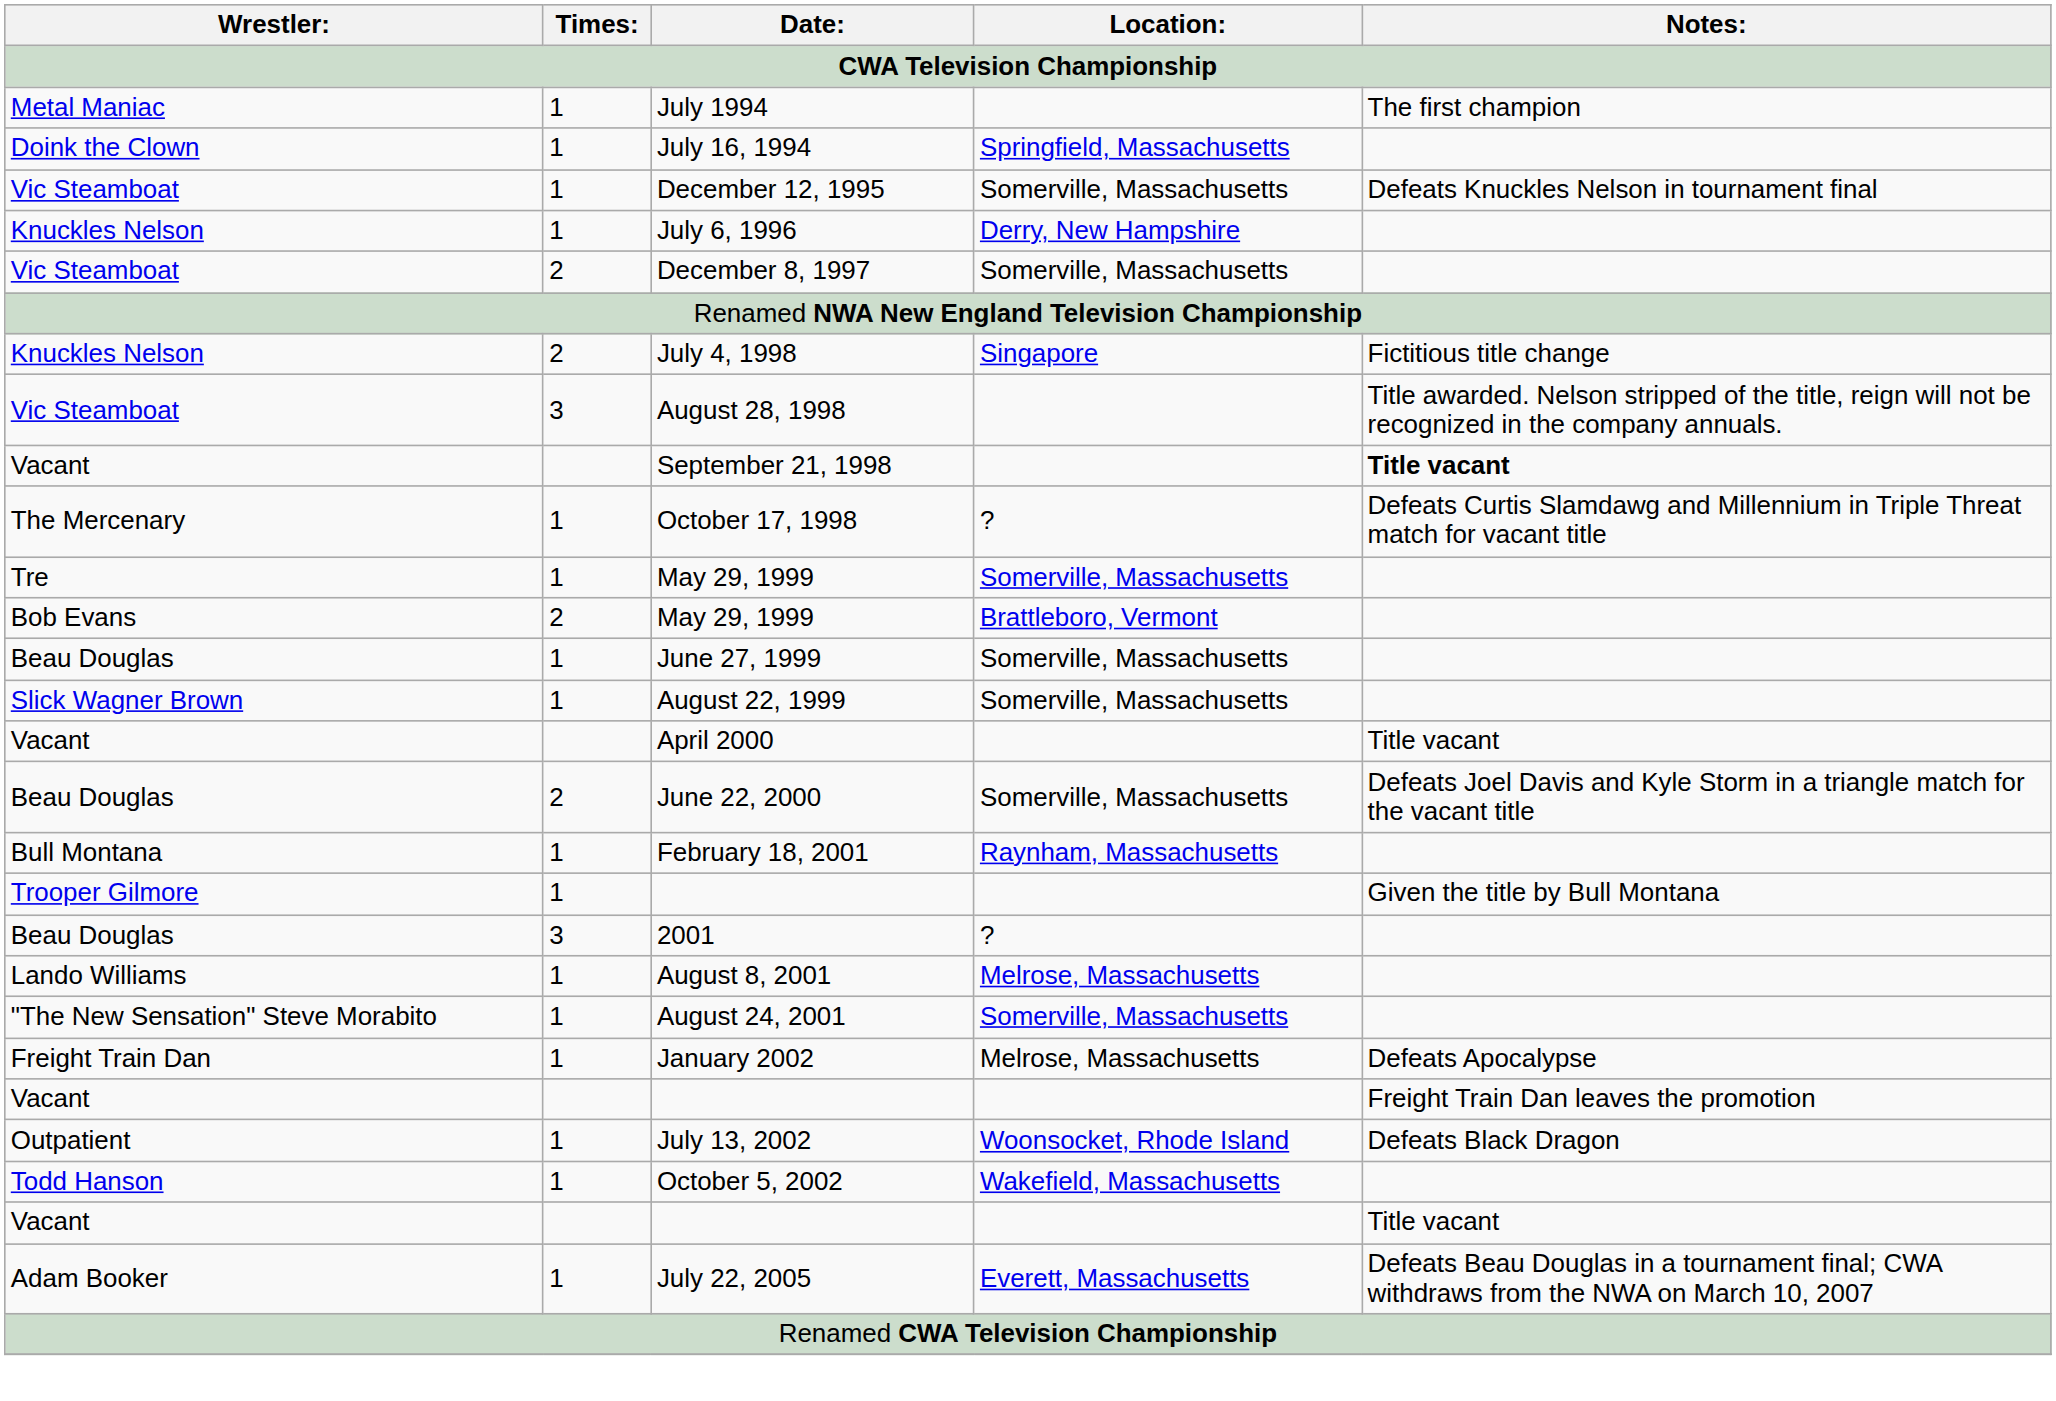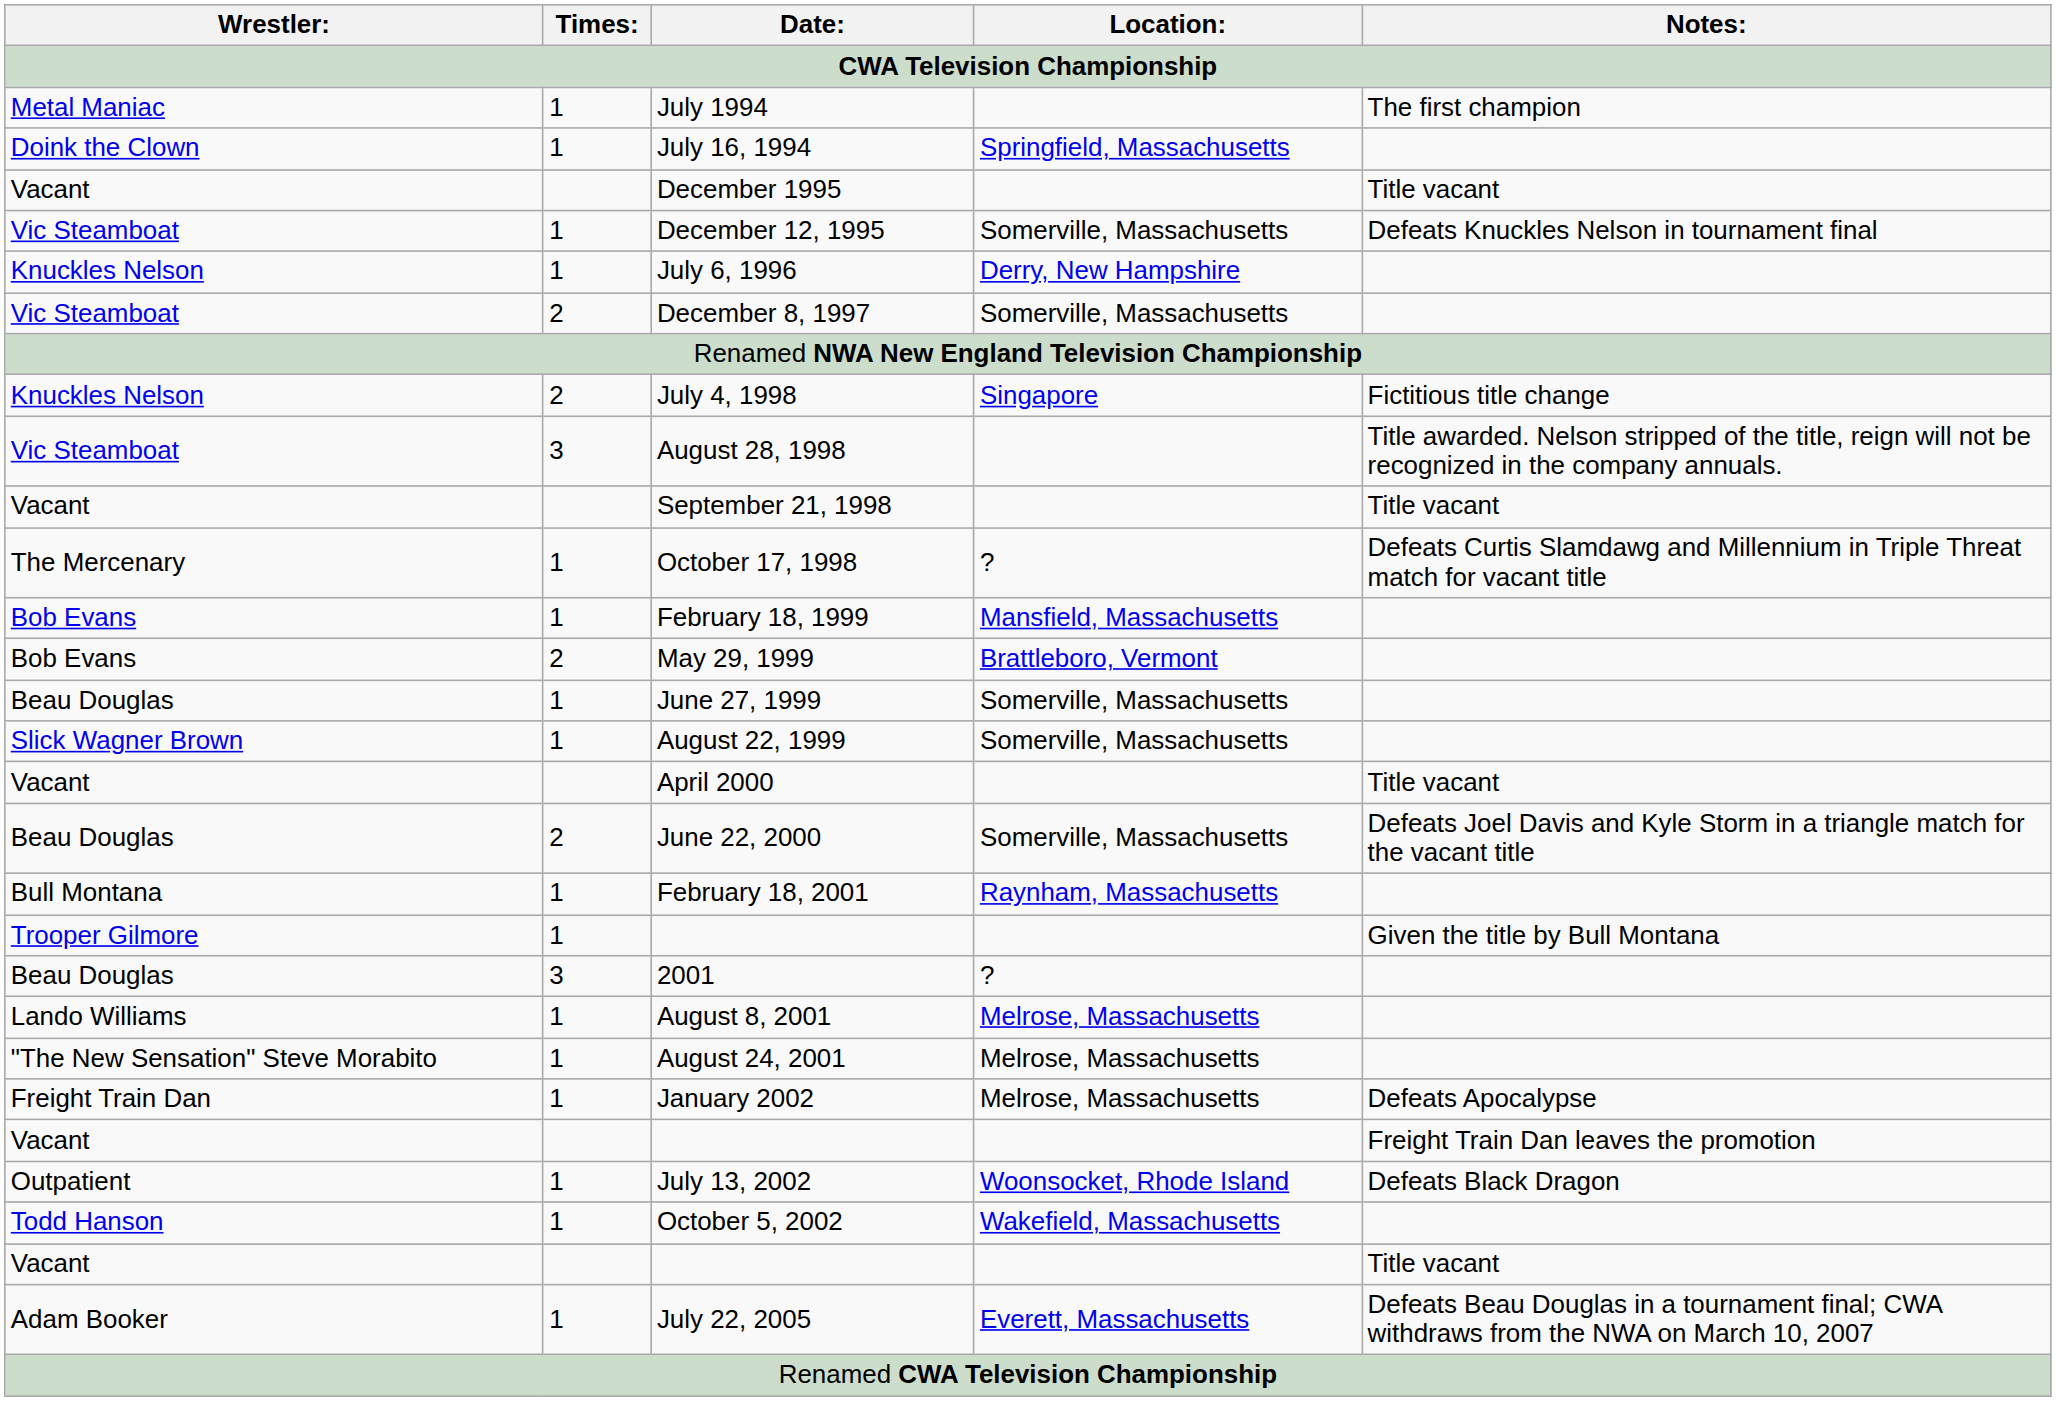+ row: (50, 189)
(1439, 465) bold -> (1433, 506) normal
+ row: (73, 617)
- row: (30, 576)
(1134, 1016) Somerville, Massachusetts -> (1120, 1058) Melrose, Massachusetts
